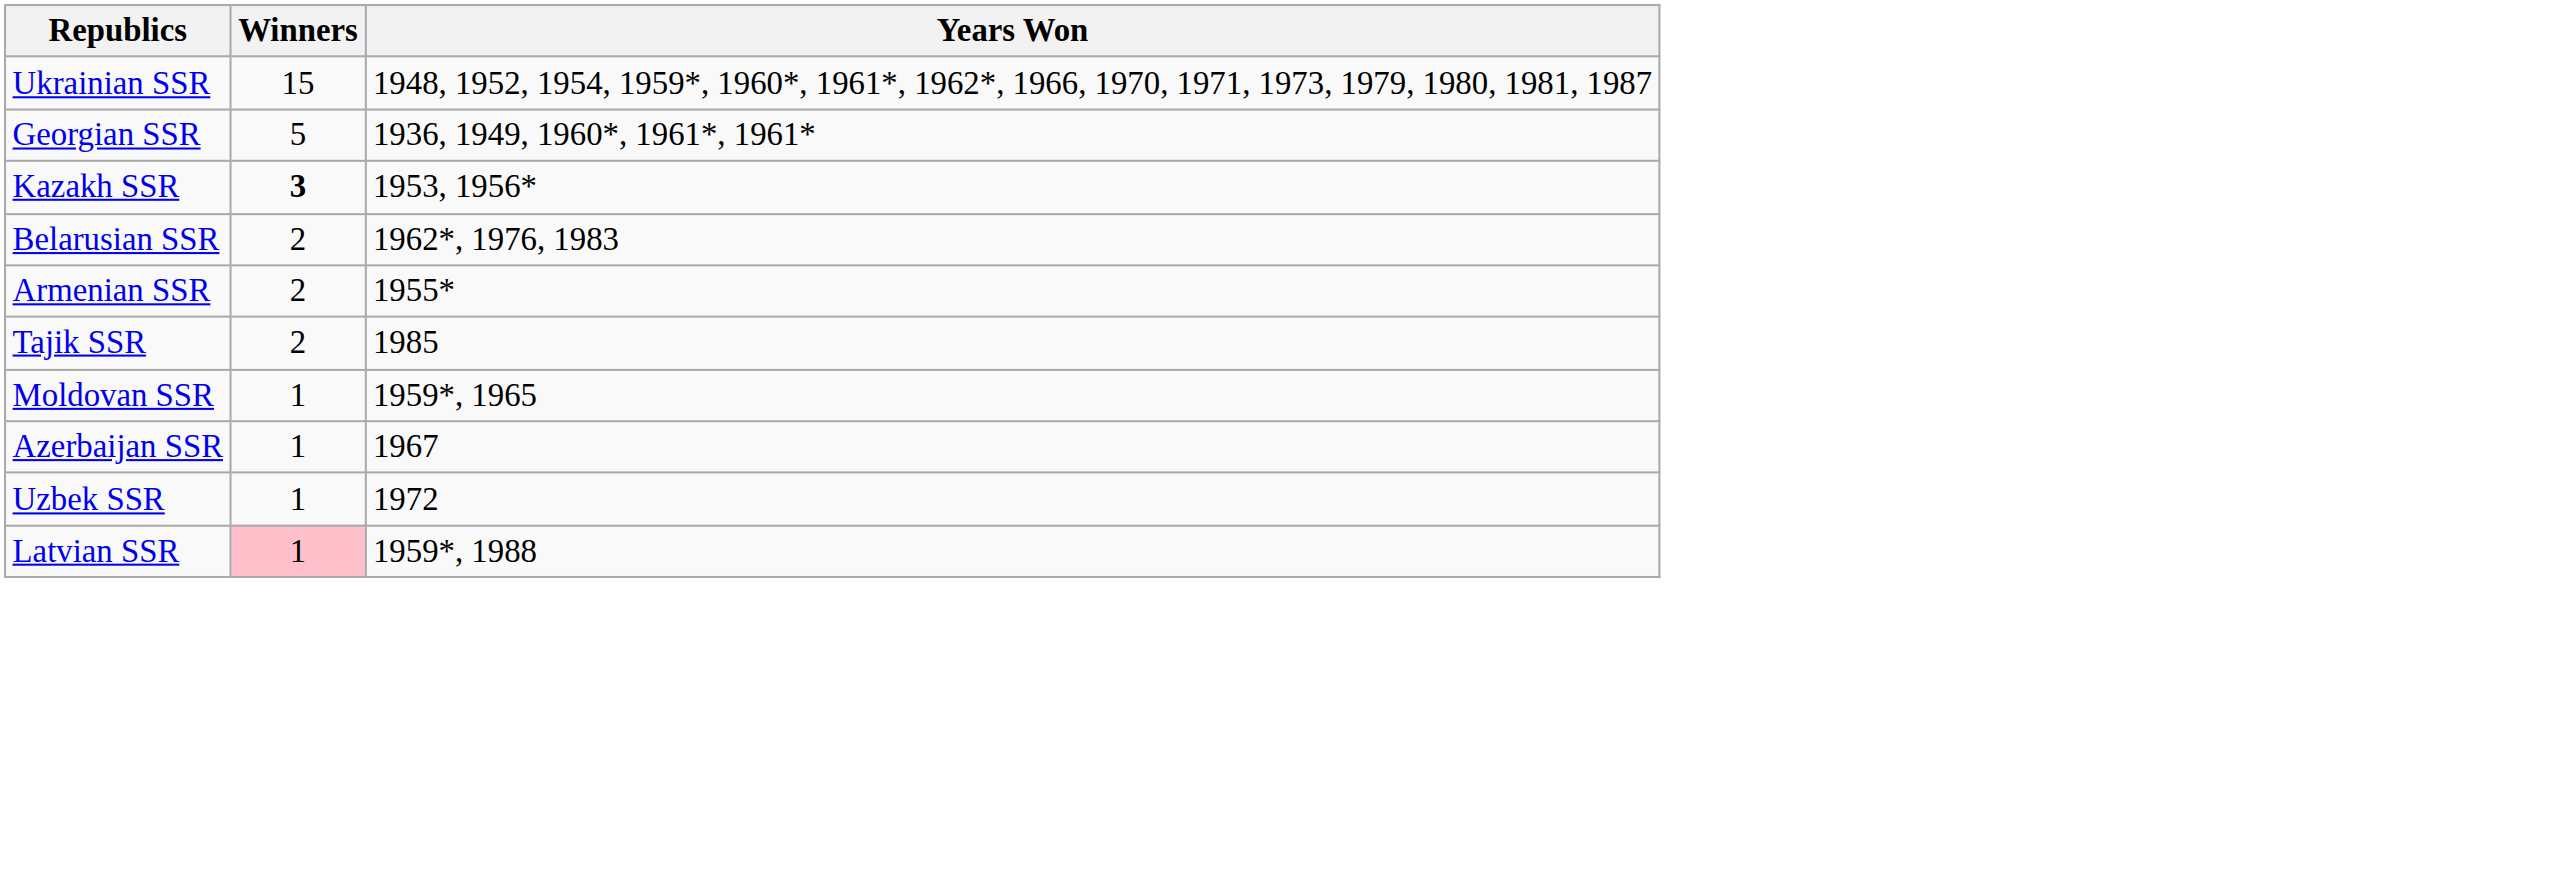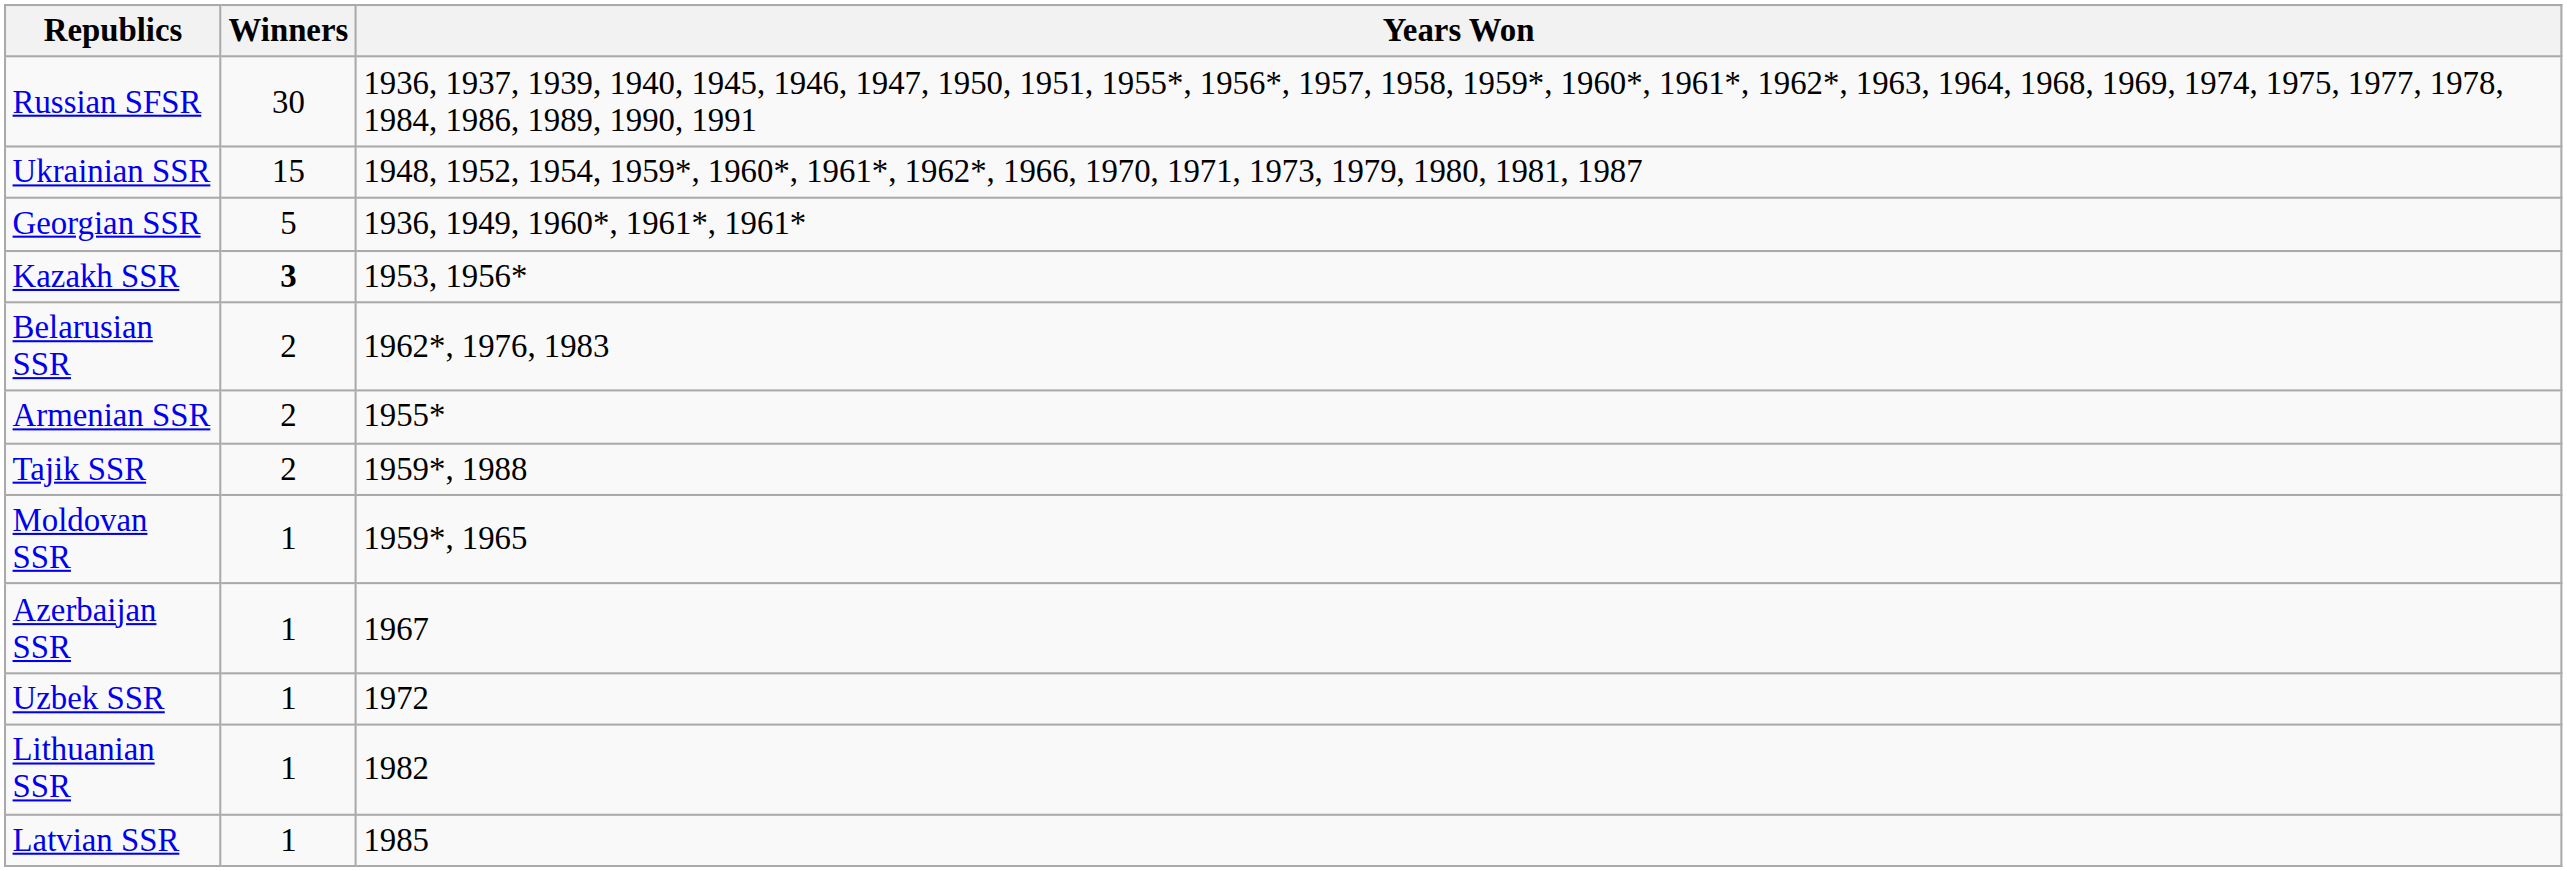+ row: (107, 100)
(406, 342) 1985 -> (445, 468) 1959*, 1988
+ row: (84, 768)
(298, 550) pink background -> (288, 839) no background
(455, 550) 1959*, 1988 -> (396, 839) 1985
